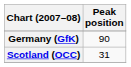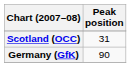rows swapped: (44, 39) <-> (44, 54)
